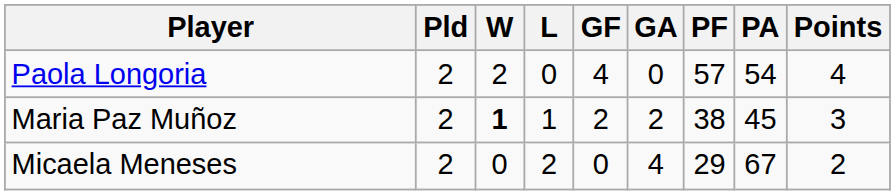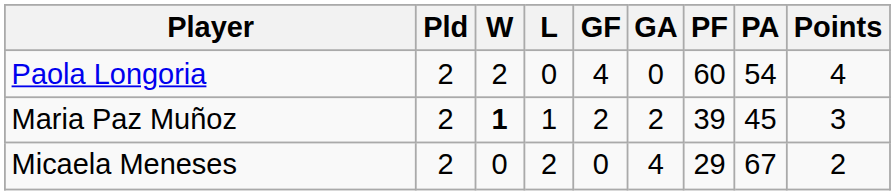(709, 73) 57 -> (709, 73) 60
(709, 119) 38 -> (709, 119) 39
